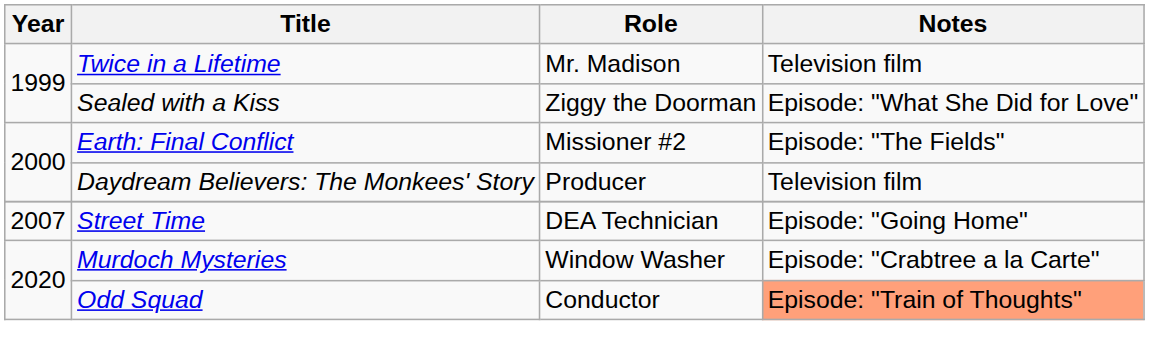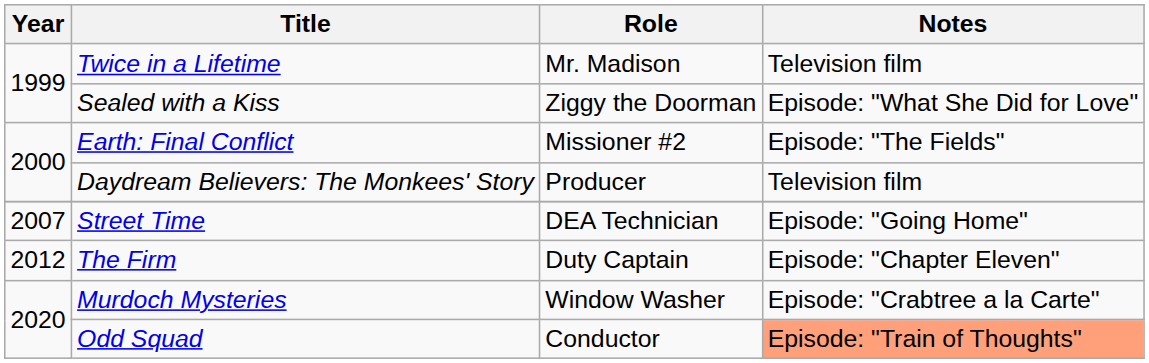+ row: (127, 260)
